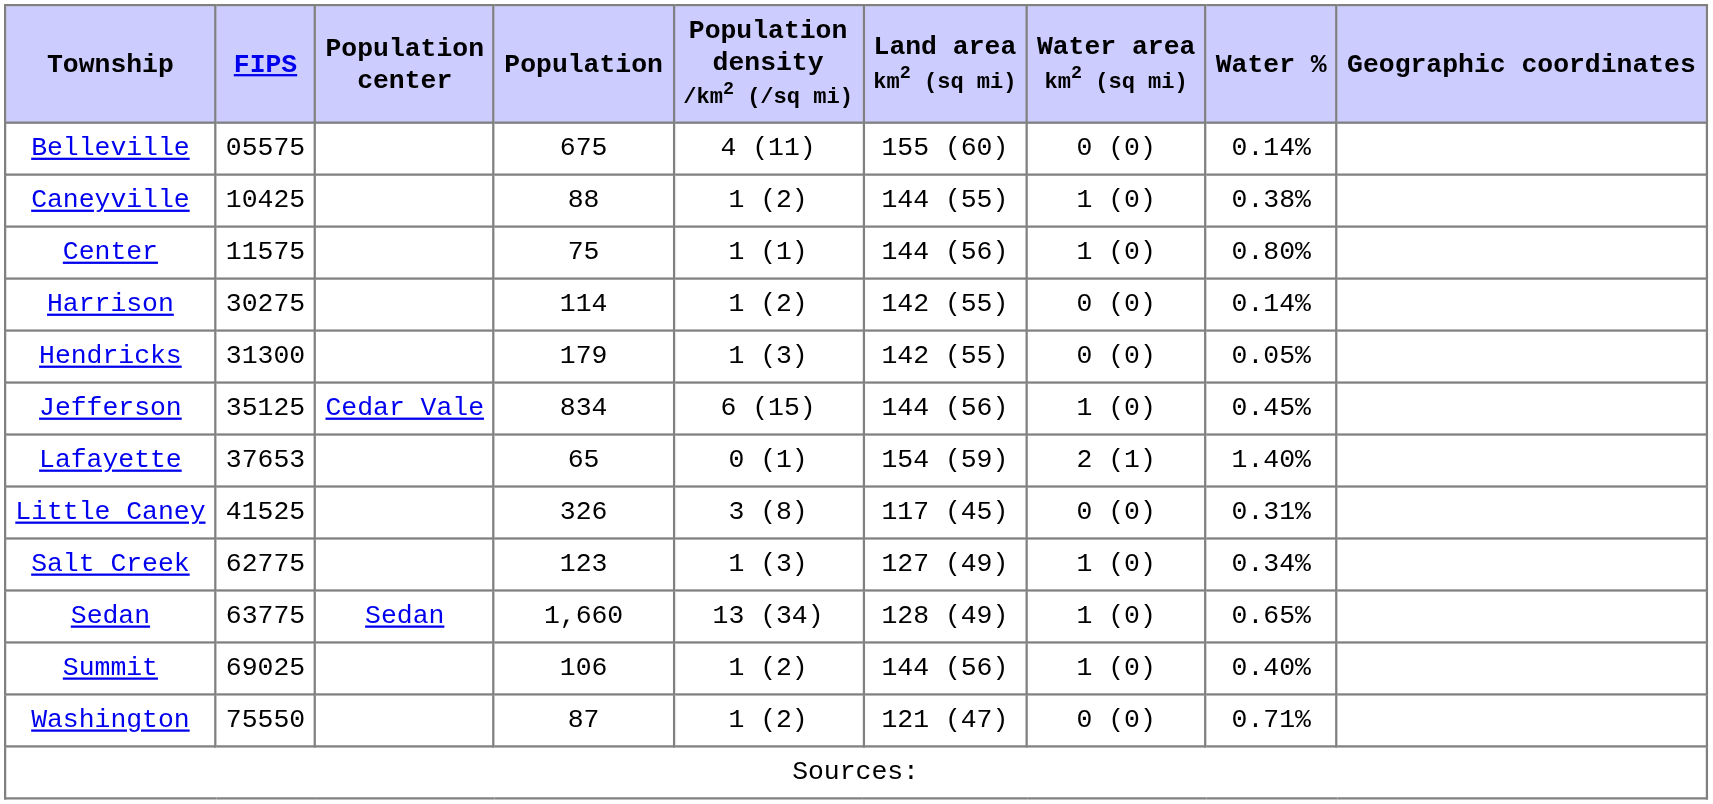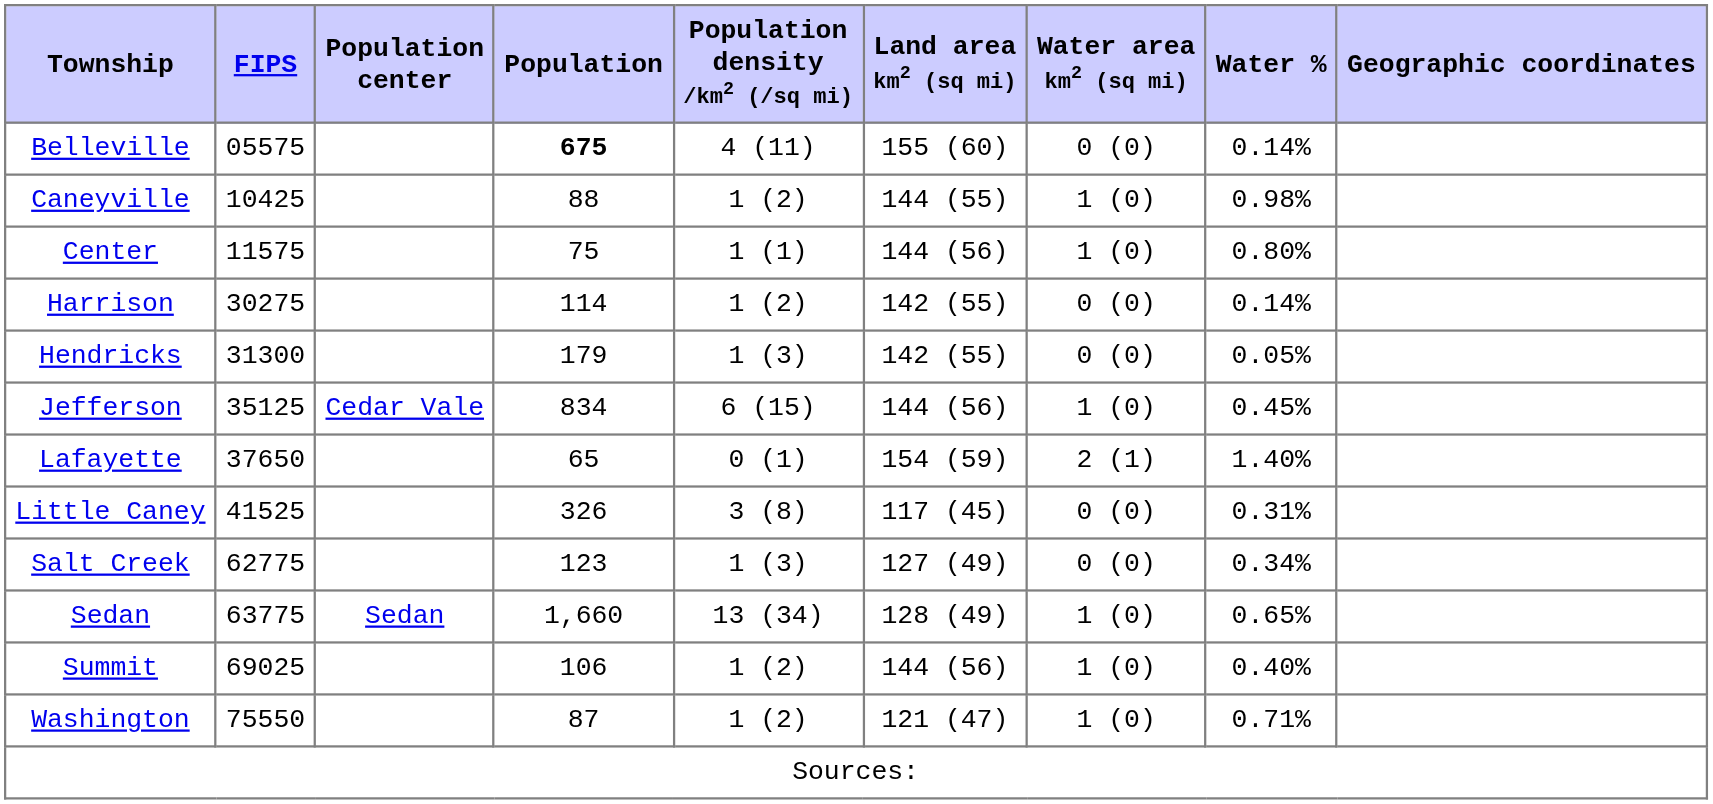(584, 149) normal -> (584, 149) bold
(1271, 201) 0.38% -> (1271, 201) 0.98%
(266, 461) 37653 -> (266, 461) 37650
(1116, 565) 1 (0) -> (1116, 565) 0 (0)
(1116, 721) 0 (0) -> (1116, 721) 1 (0)
